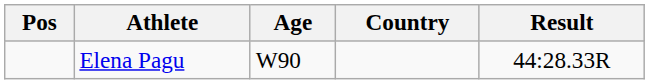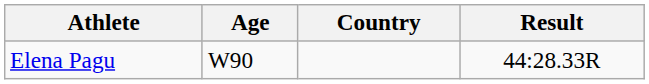- column: (39, 22)
